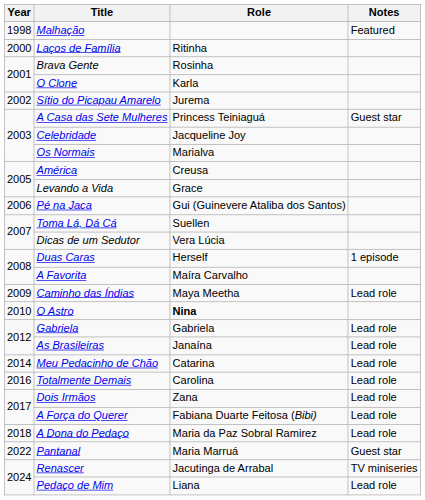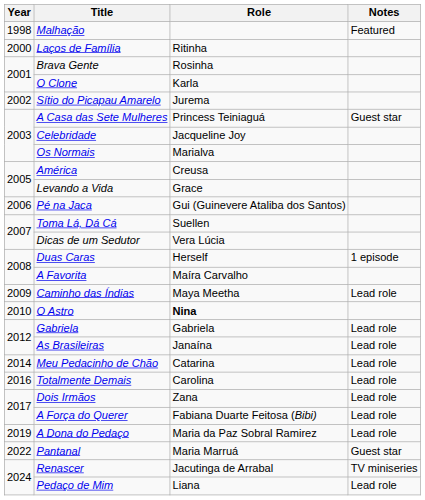(19, 433) 2018 -> (19, 433) 2019
